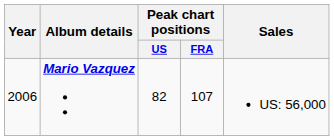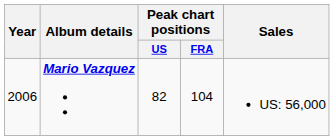(202, 96) 107 -> (202, 96) 104
